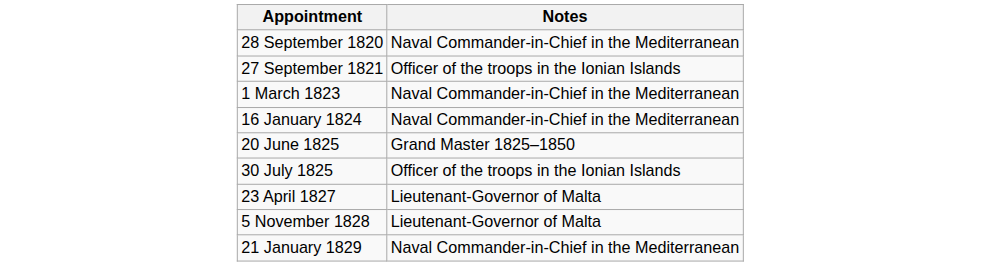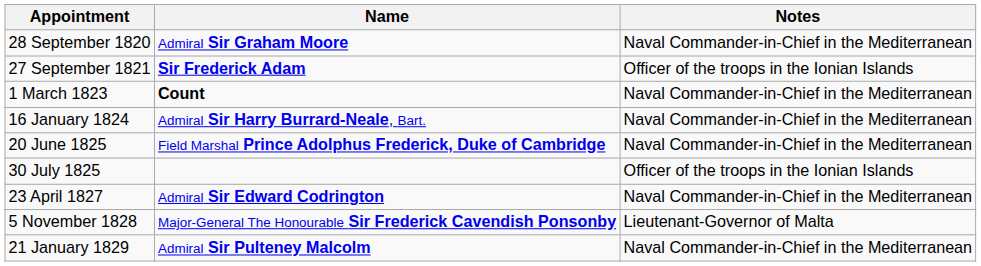+ column: (387, 17)
(483, 145) Grand Master 1825–1850 -> (798, 145) Naval Commander-in-Chief in the Mediterranean
(496, 196) Lieutenant-Governor of Malta -> (798, 196) Naval Commander-in-Chief in the Mediterranean
